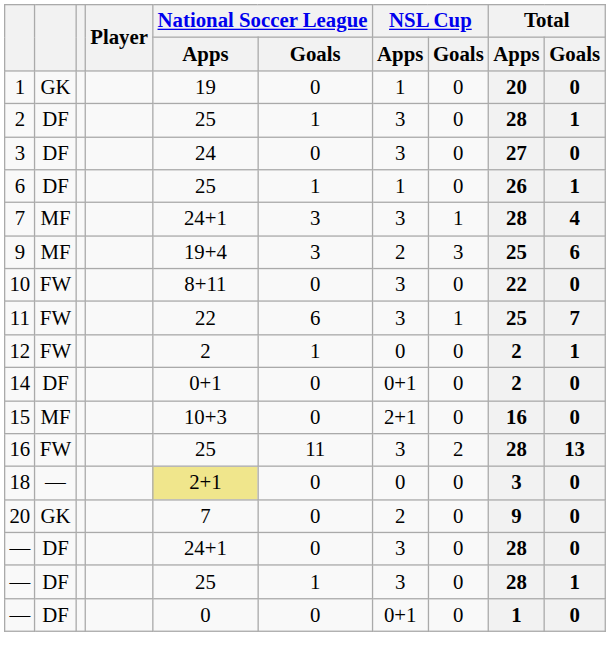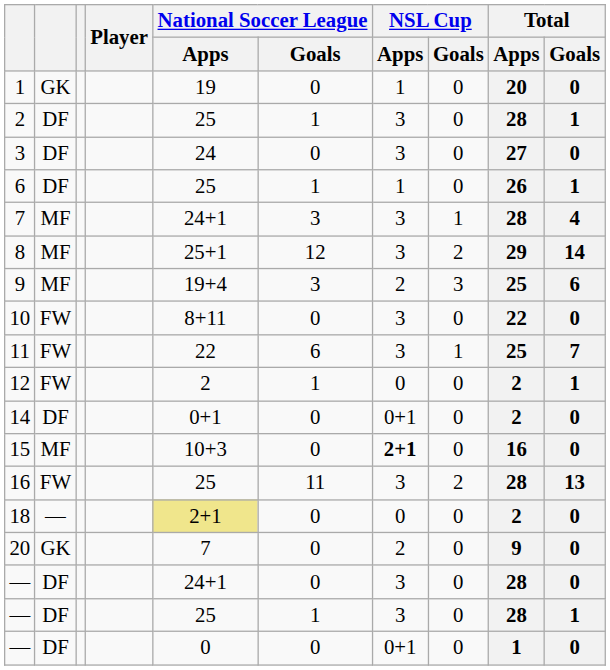+ row: (20, 251)
(400, 416) normal -> (400, 449) bold
(516, 482) 3 -> (516, 515) 2
